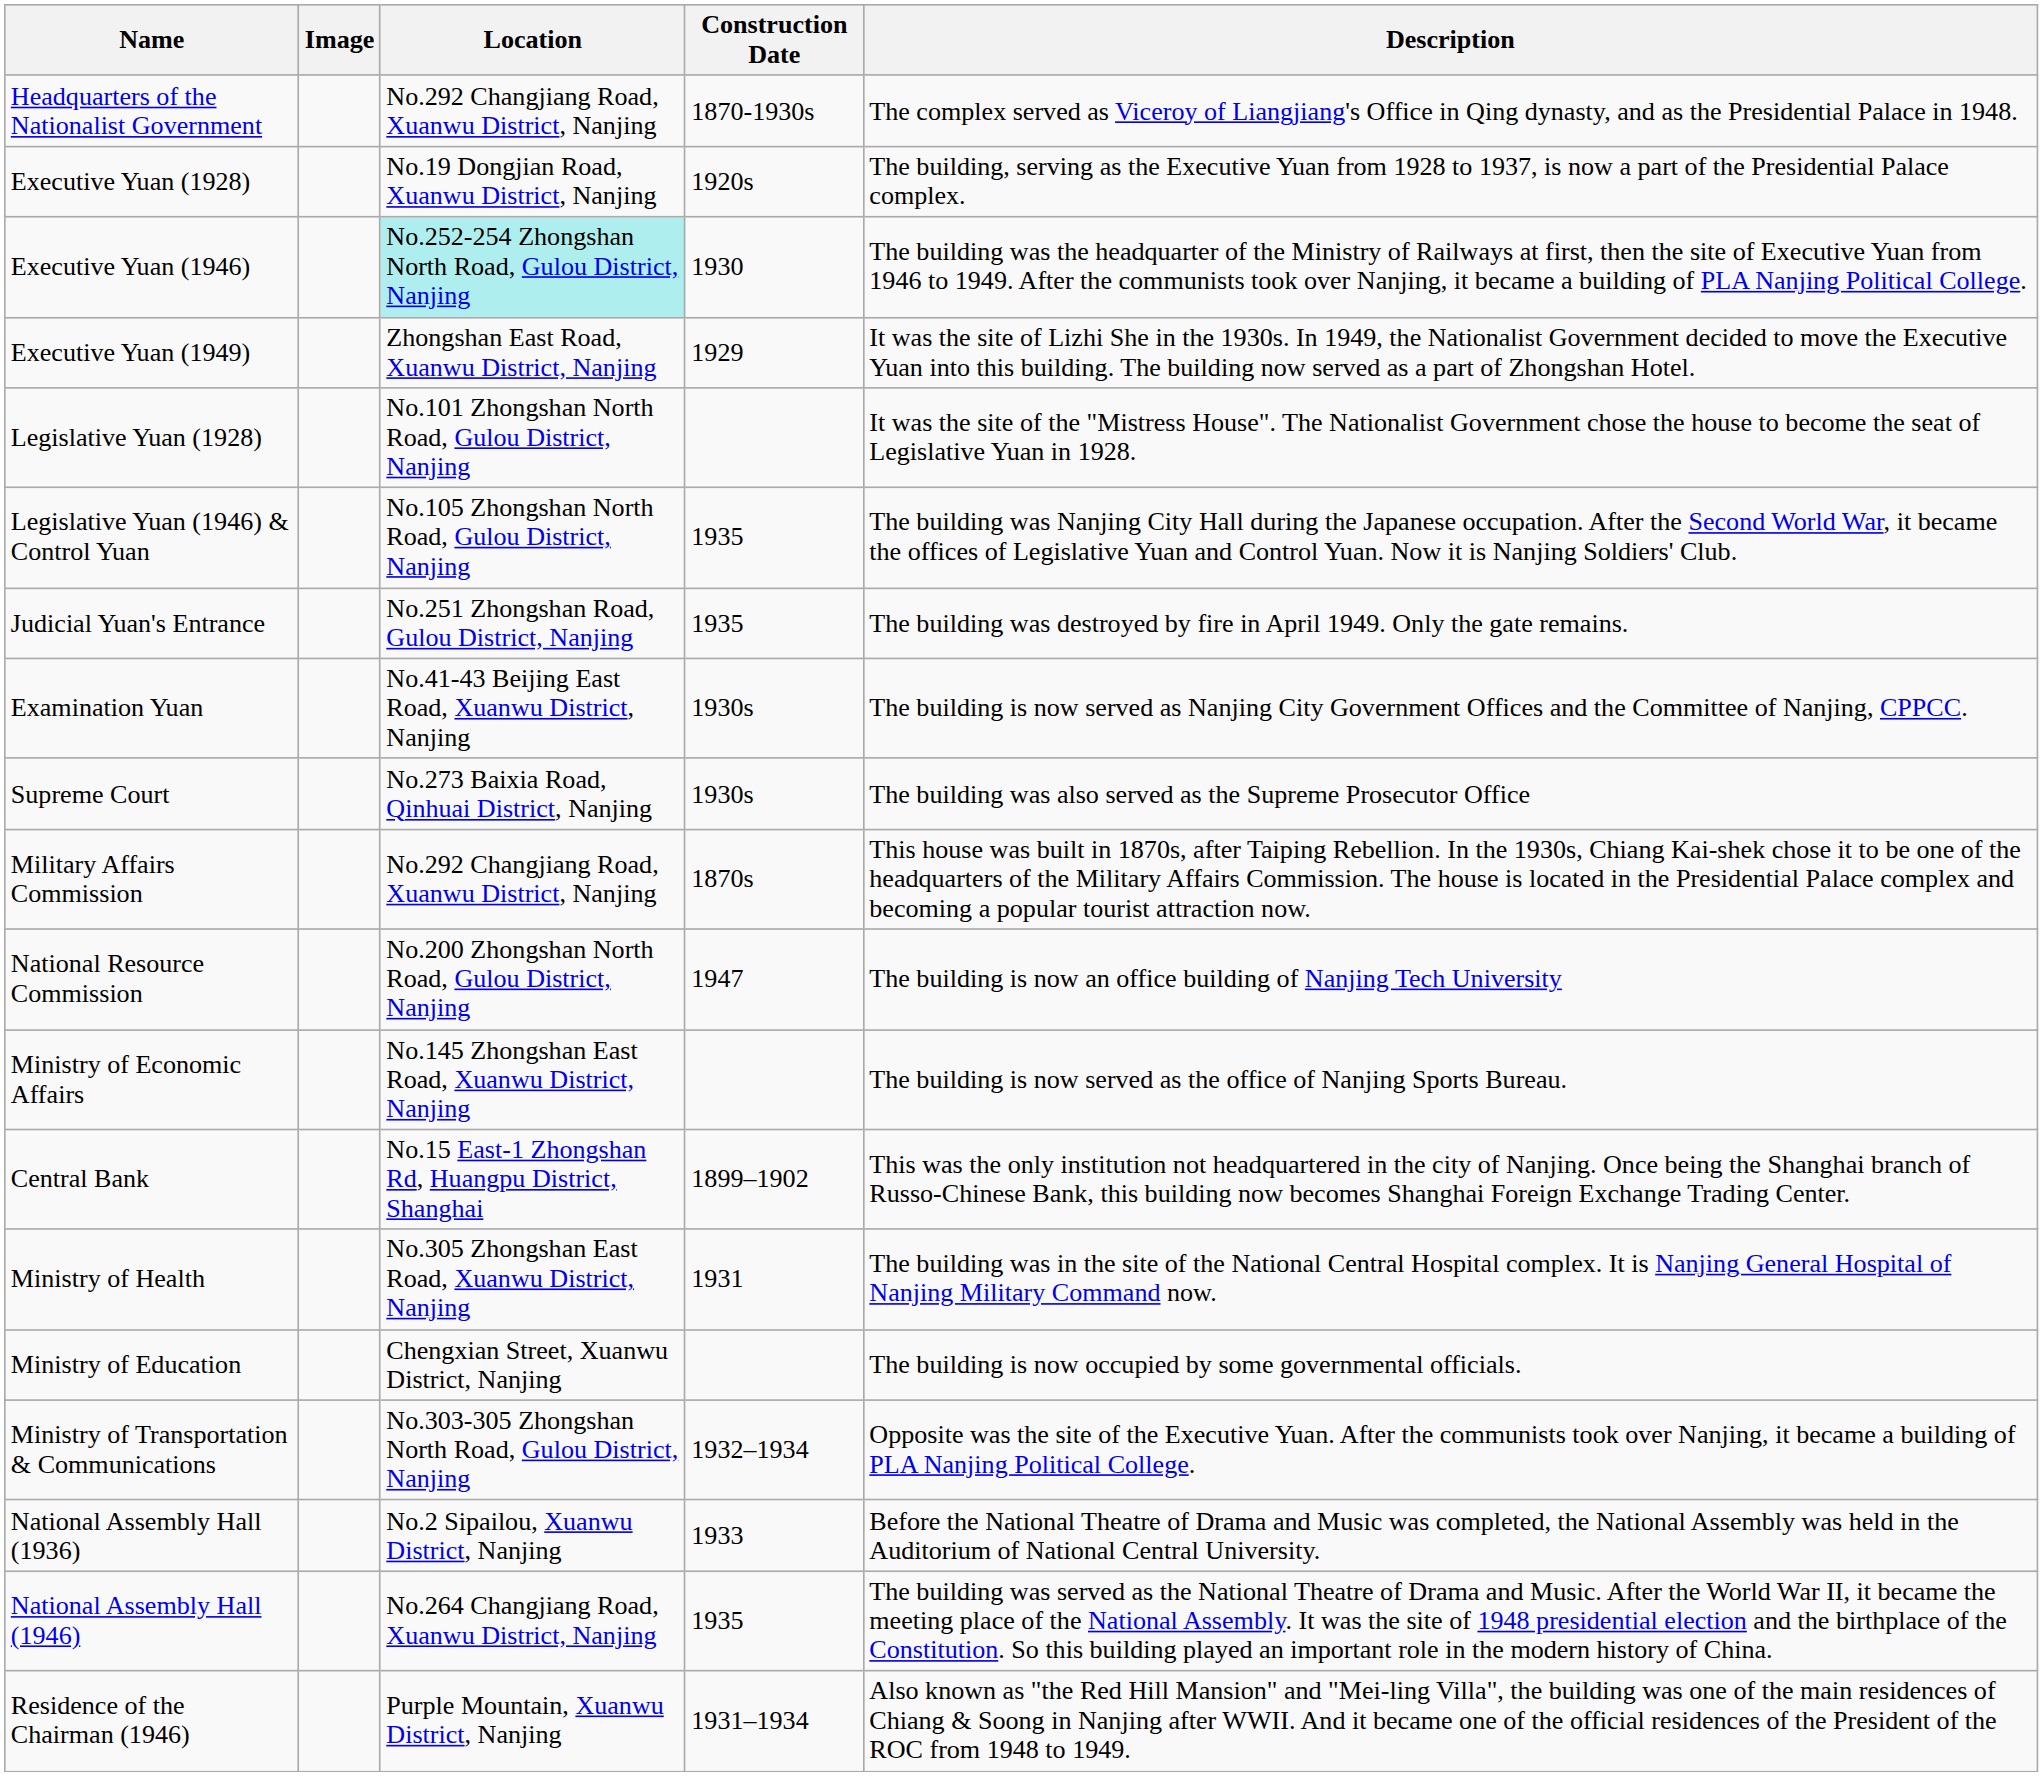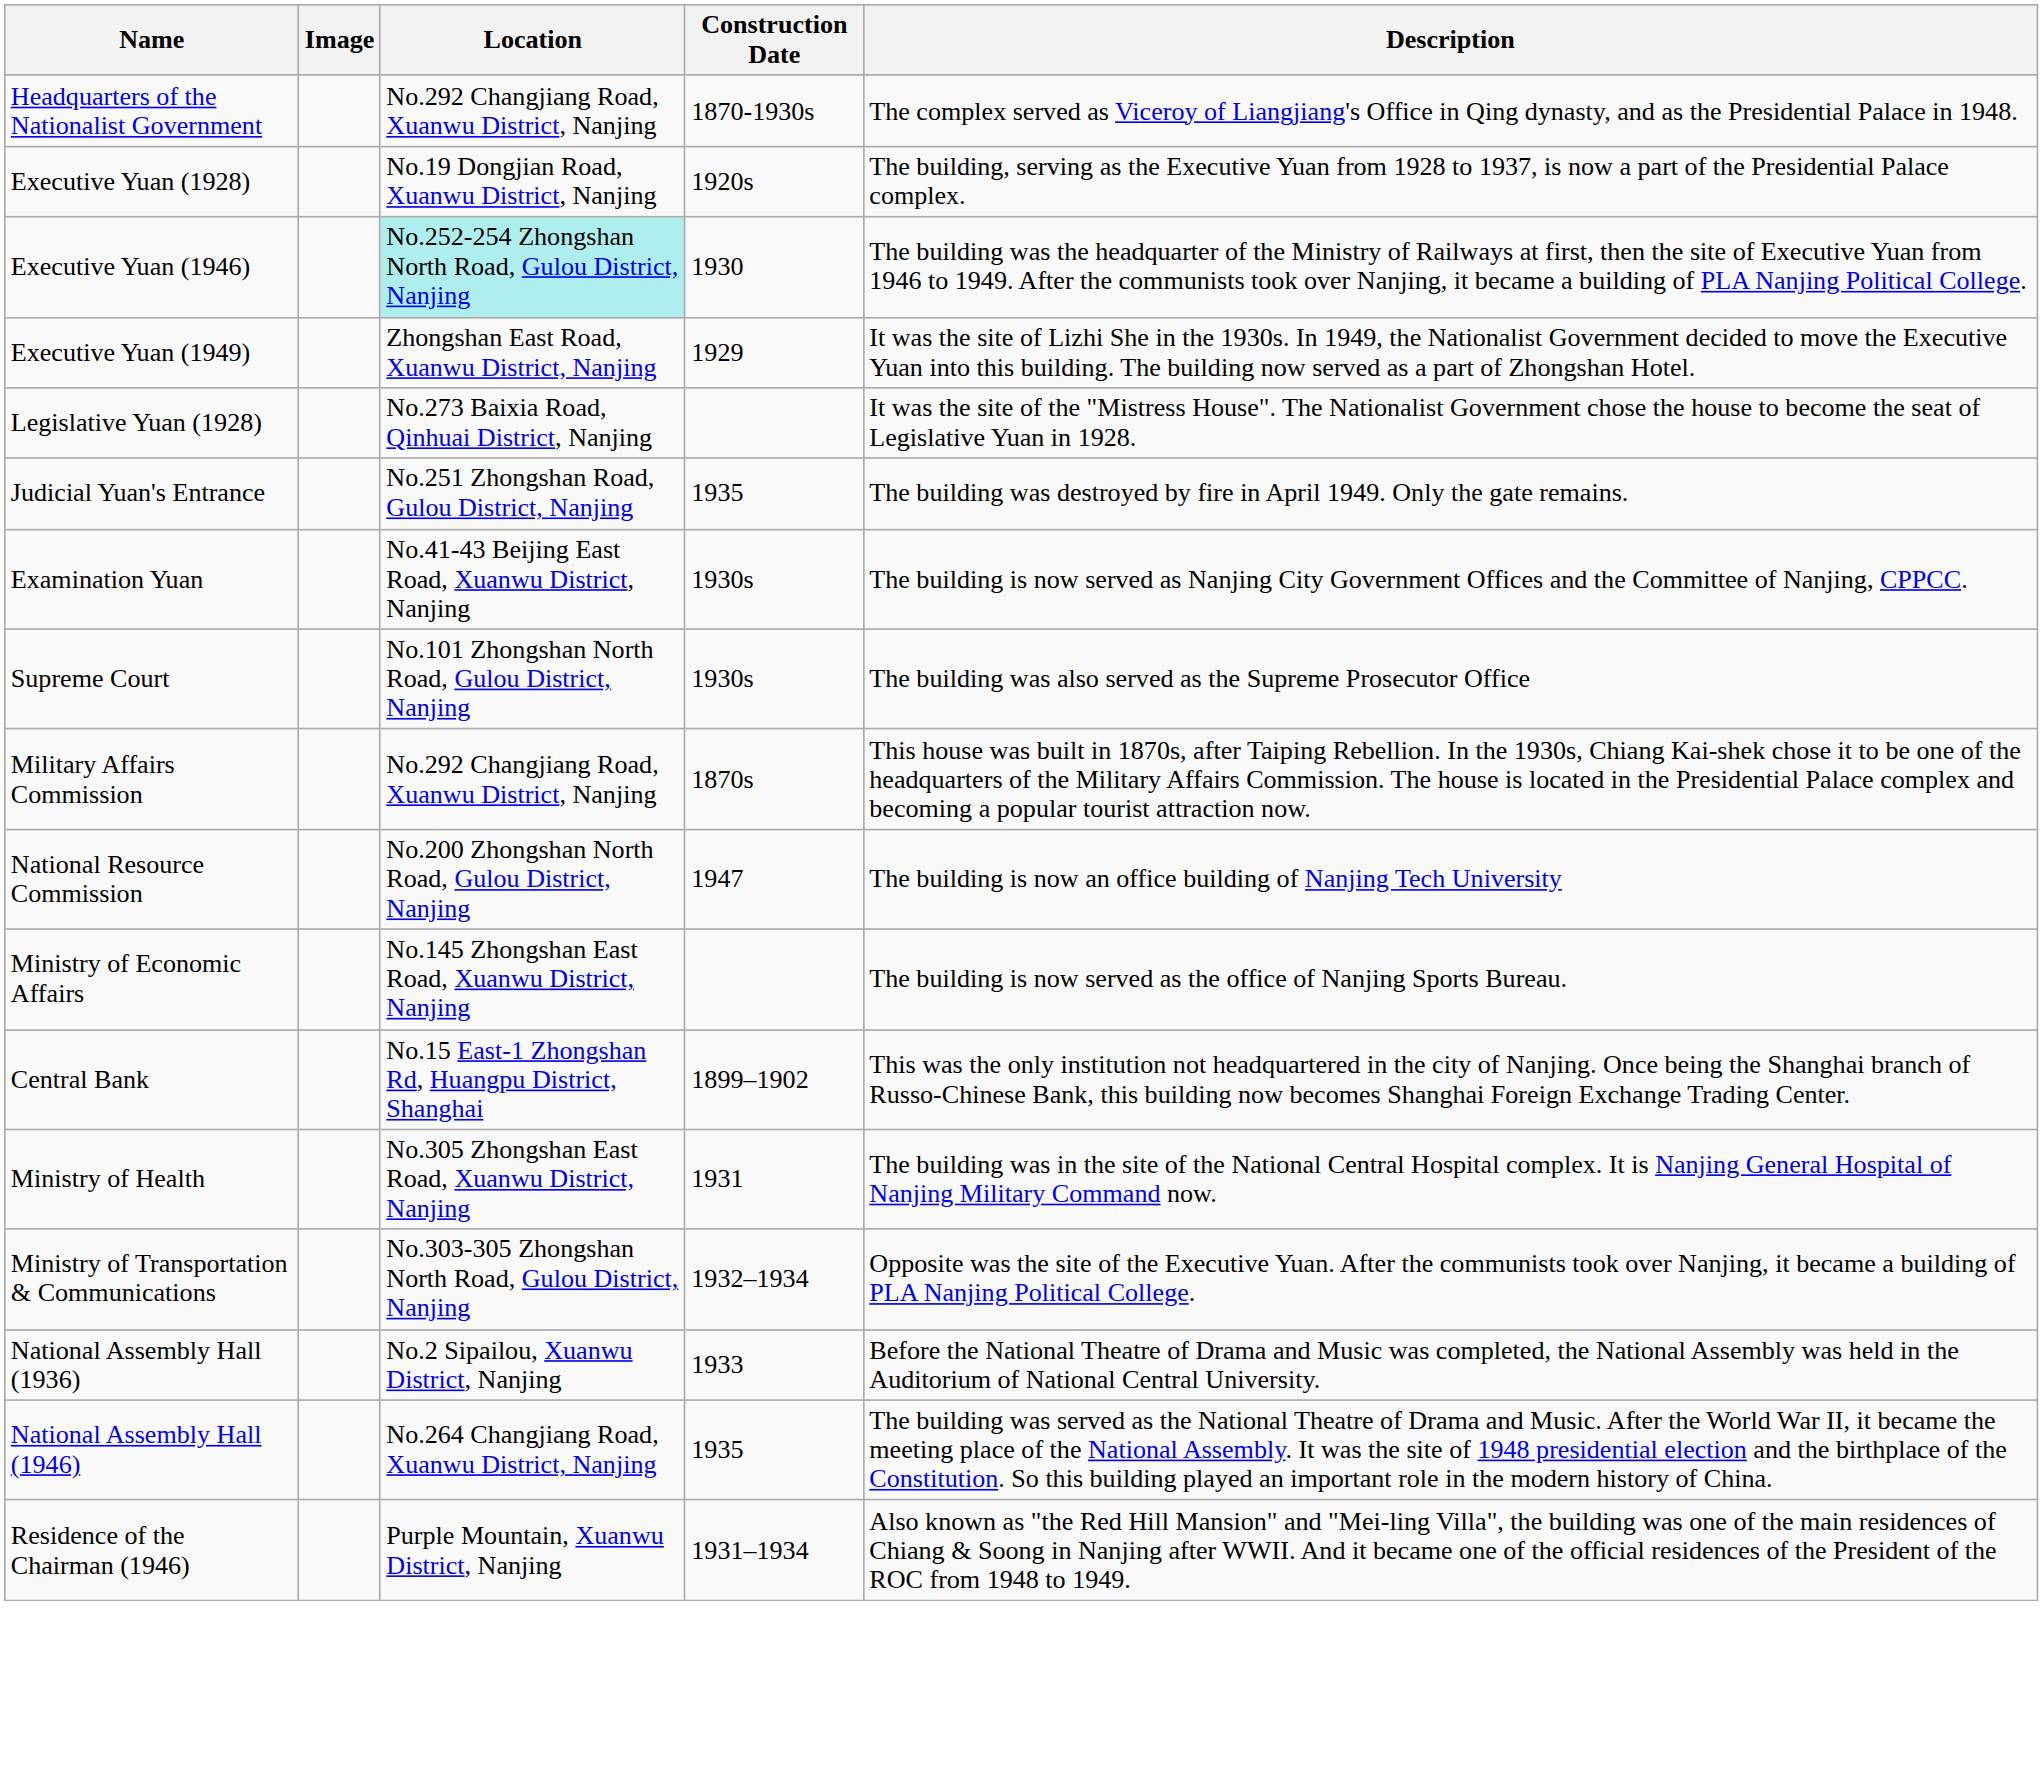(520, 437) No.101 Zhongshan North Road, Gulou District, Nanjing -> (519, 422) No.273 Baixia Road, Qinhuai District, Nanjing
- row: (150, 537)
(519, 793) No.273 Baixia Road, Qinhuai District, Nanjing -> (520, 678) No.101 Zhongshan North Road, Gulou District, Nanjing
- row: (126, 1364)
